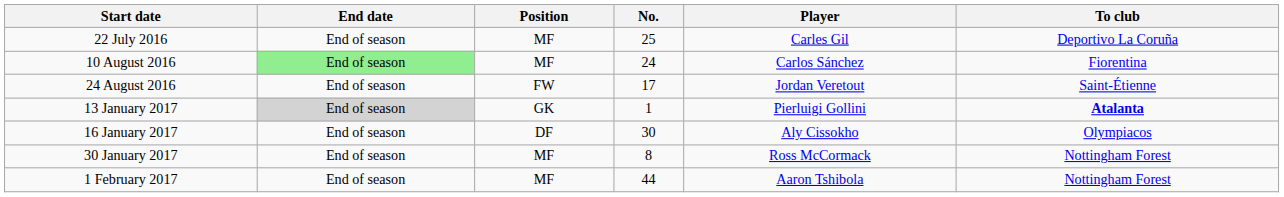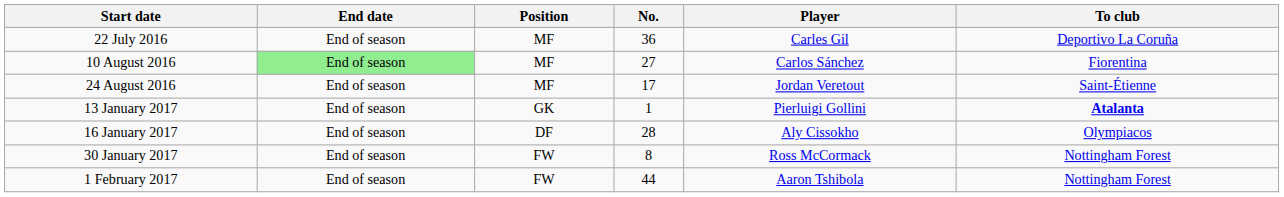(648, 39) 25 -> (648, 39) 36
(648, 62) 24 -> (648, 62) 27
(544, 85) FW -> (544, 85) MF
(366, 109) lightgrey background -> (366, 109) no background
(648, 132) 30 -> (648, 132) 28
(544, 155) MF -> (544, 155) FW
(544, 179) MF -> (544, 179) FW
